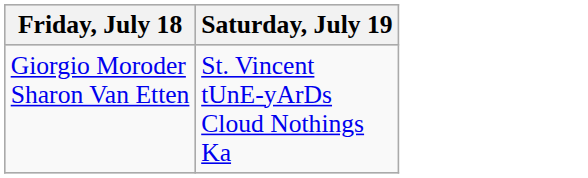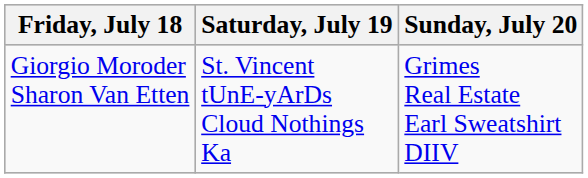+ column: (491, 24)
